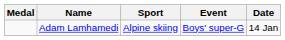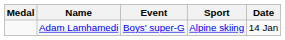columns swapped: (150, 12) <-> (213, 12)
